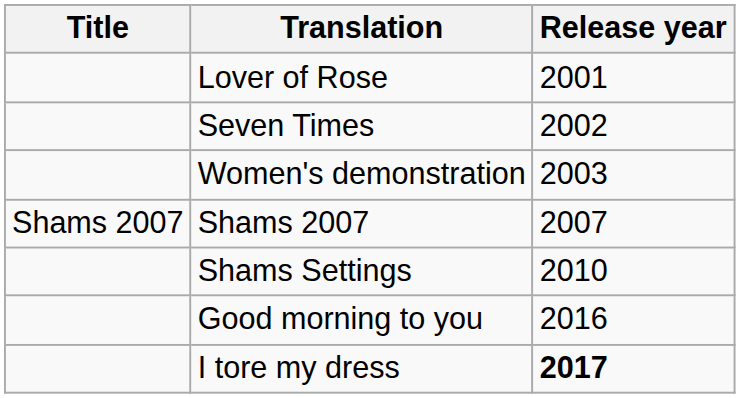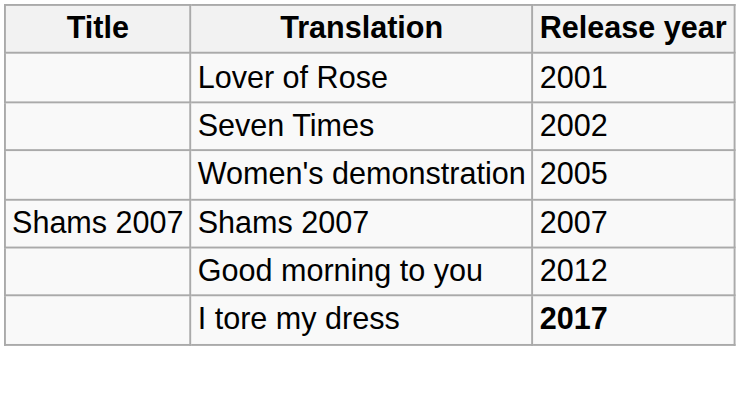(574, 174) 2003 -> (574, 174) 2005
- row: (305, 271)
(574, 319) 2016 -> (574, 271) 2012
